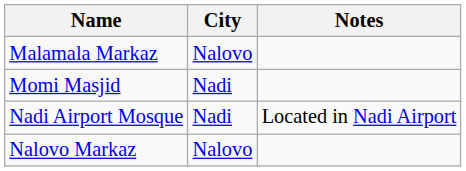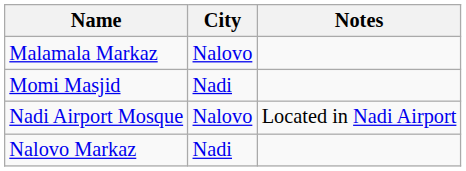(212, 117) Nadi -> (222, 117) Nalovo
(222, 149) Nalovo -> (212, 149) Nadi
